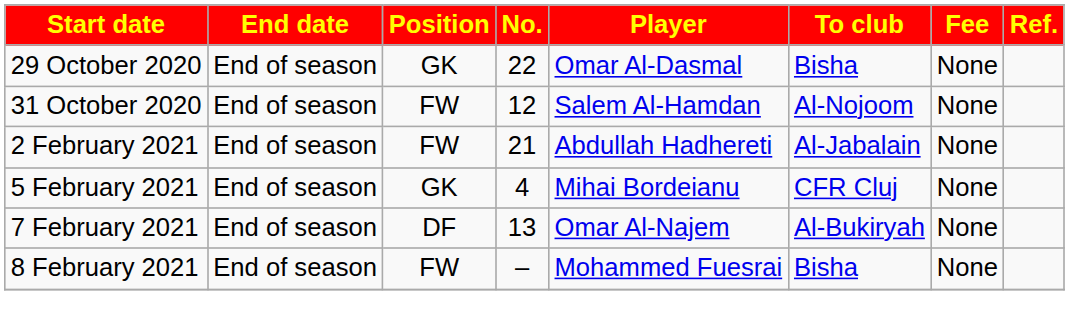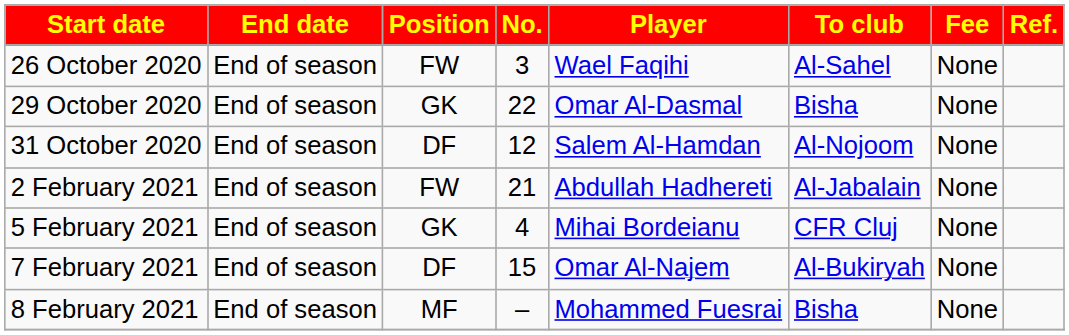+ row: (106, 65)
(439, 106) FW -> (439, 146) DF
(522, 227) 13 -> (522, 268) 15
(439, 268) FW -> (439, 308) MF
